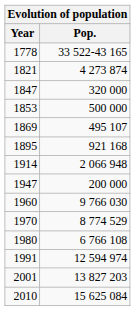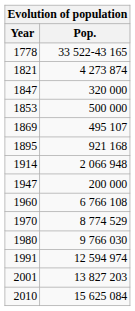(104, 202) 9 766 030 -> (104, 202) 6 766 108
(104, 240) 6 766 108 -> (104, 240) 9 766 030
